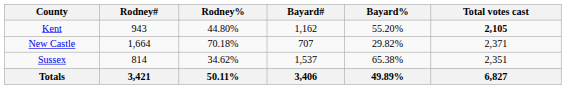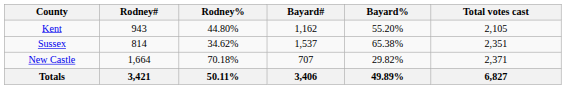(496, 28) bold -> (496, 28) normal
rows swapped: (52, 44) <-> (52, 60)
